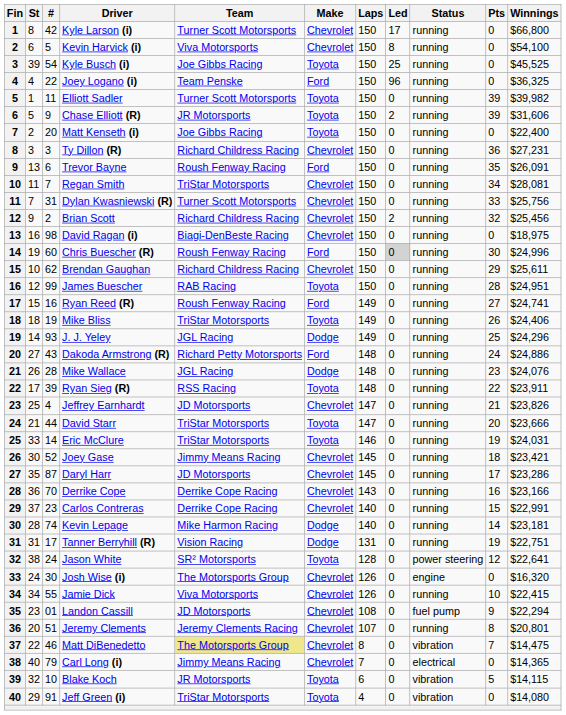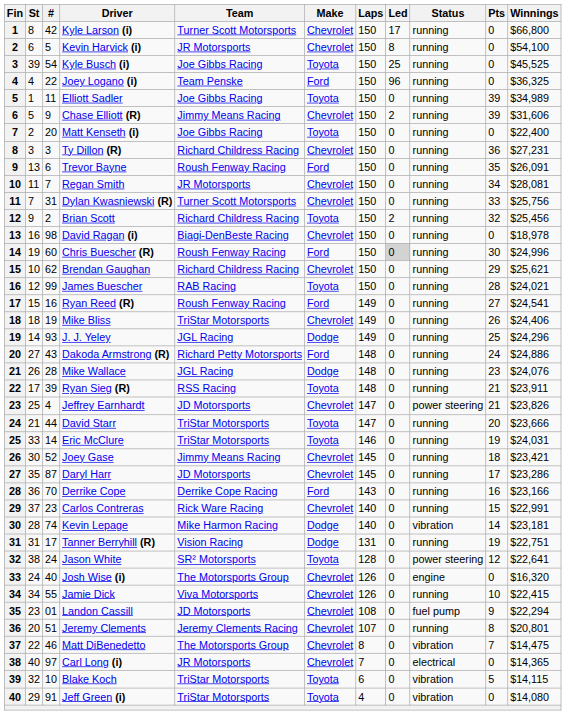(218, 47) Viva Motorsports -> (214, 47) JR Motorsports
(237, 99) Turner Scott Motorsports -> (220, 99) Joe Gibbs Racing
(530, 99) $39,982 -> (530, 99) $34,989
(214, 116) JR Motorsports -> (229, 116) Jimmy Means Racing
(323, 116) Toyota -> (330, 116) Chevrolet
(223, 184) TriStar Motorsports -> (214, 184) JR Motorsports
(330, 218) Chevrolet -> (323, 218) Toyota
(530, 235) $18,975 -> (530, 235) $18,978
(529, 269) $25,611 -> (530, 269) $25,621
(530, 286) $24,951 -> (530, 286) $24,021
(530, 304) $24,741 -> (530, 304) $24,541
(323, 321) Toyota -> (330, 321) Chevrolet
(494, 389) 22 -> (494, 389) 21
(431, 406) running -> (448, 406) power steering
(330, 491) Chevrolet -> (318, 491) Ford
(227, 509) Derrike Cope Racing -> (220, 509) Rick Ware Racing
(431, 526) running -> (433, 526) vibration
(51, 577) 30 -> (51, 577) 40
(233, 645) khaki background -> (233, 645) no background
(51, 662) 79 -> (51, 662) 97
(229, 662) Jimmy Means Racing -> (214, 662) JR Motorsports
(214, 679) JR Motorsports -> (223, 679) TriStar Motorsports
